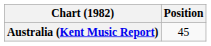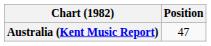(184, 31) 45 -> (184, 31) 47
